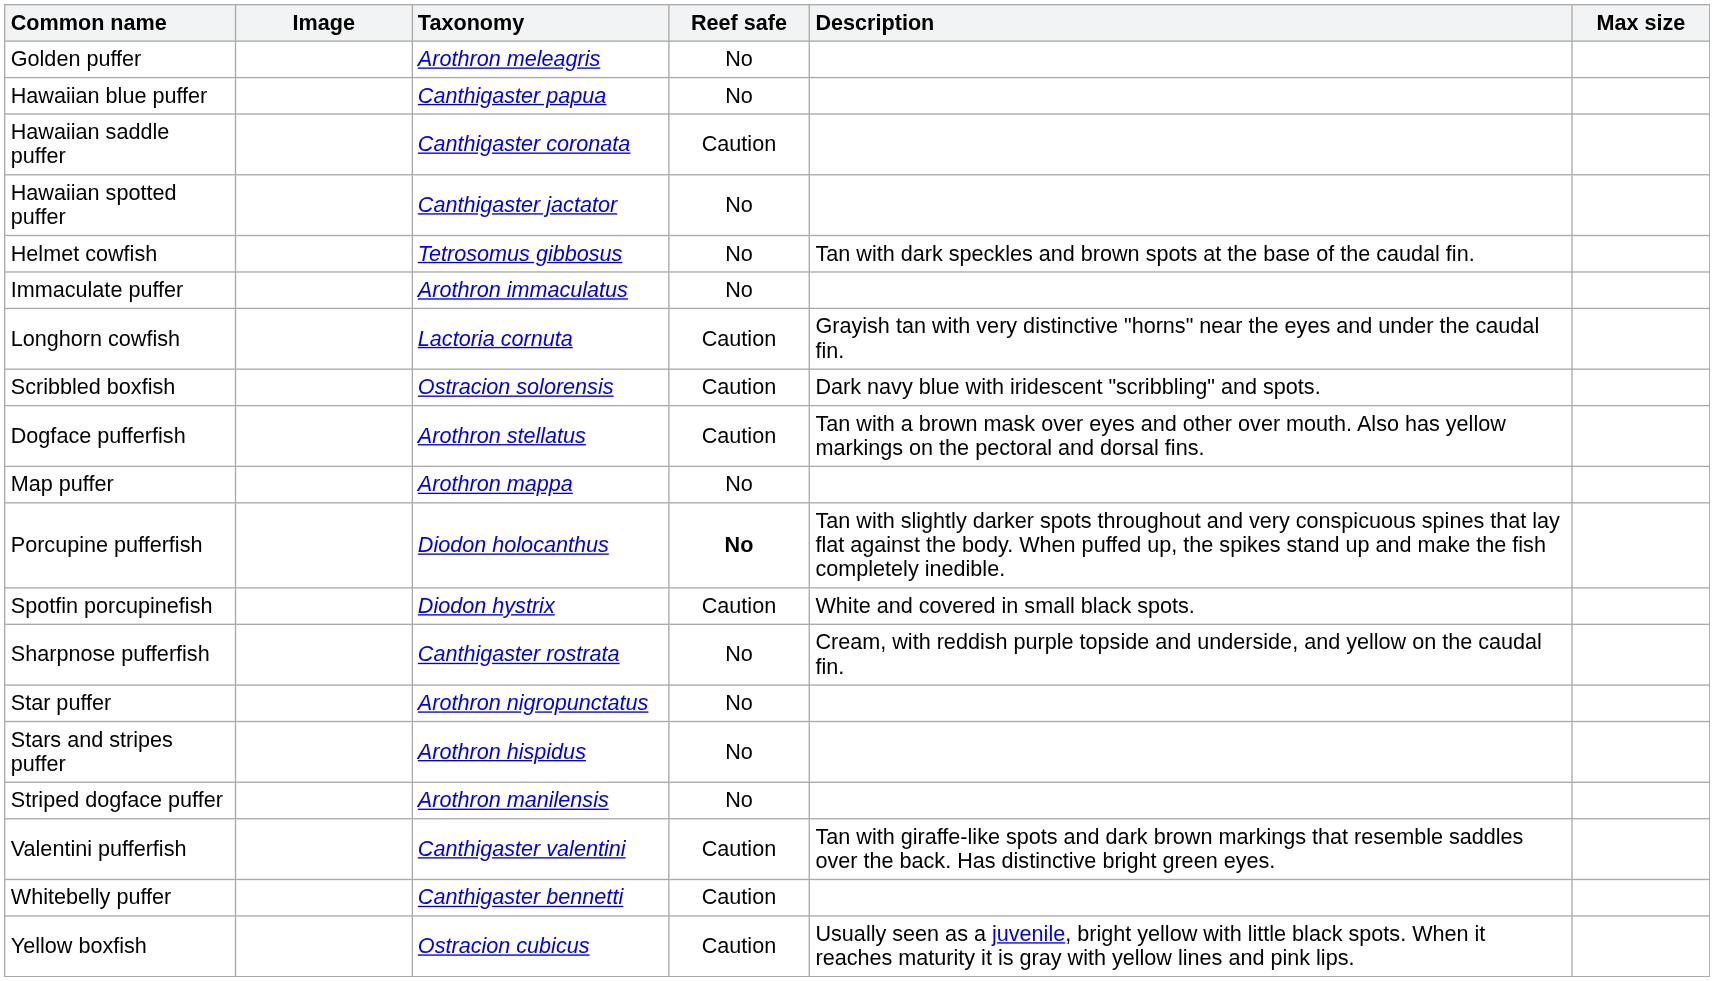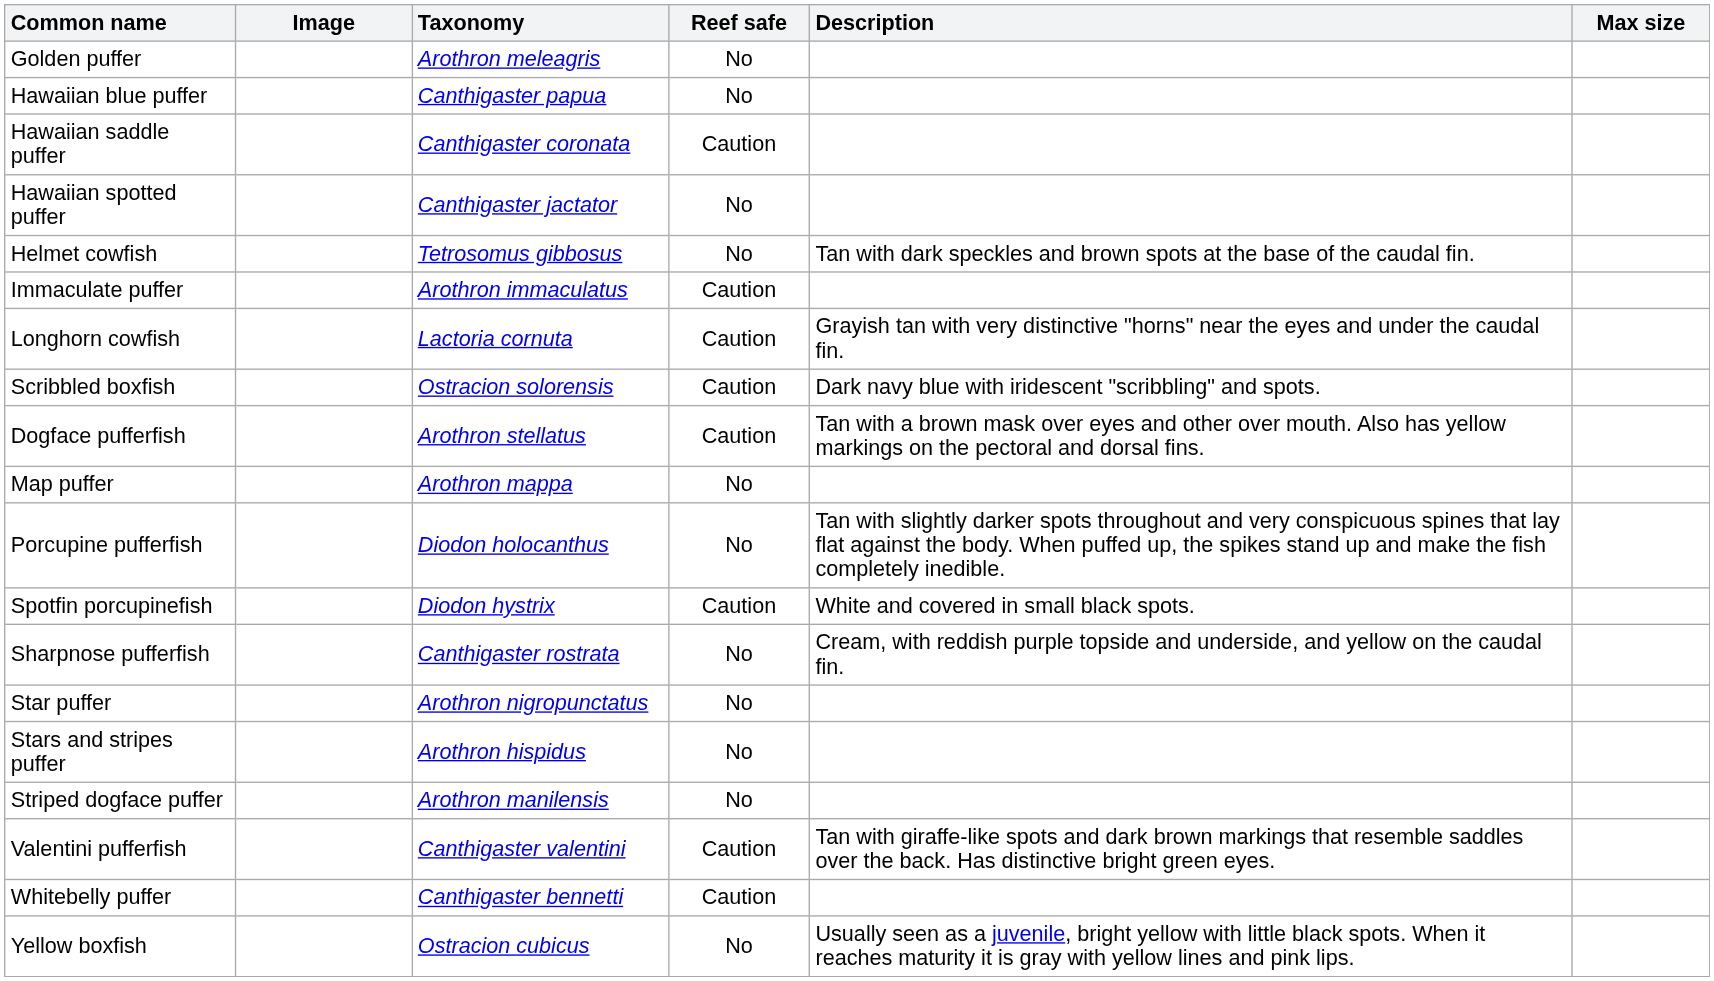(739, 290) No -> (739, 290) Caution
(739, 545) bold -> (739, 545) normal
(739, 946) Caution -> (739, 946) No
